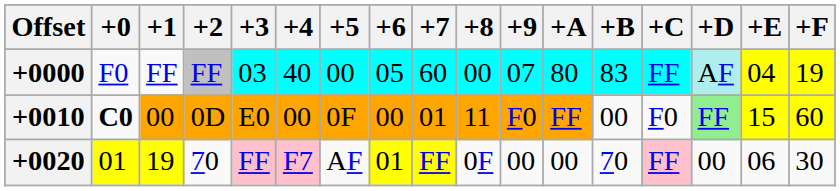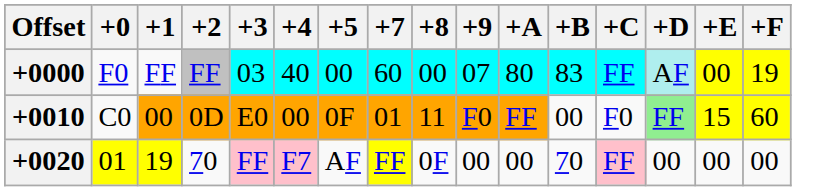- column: (391, 26)
(761, 71) 04 -> (716, 71) 00
(116, 116) bold -> (115, 116) normal
(761, 161) 06 -> (716, 161) 00
(809, 161) 30 -> (765, 161) 00
